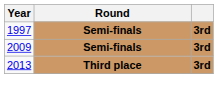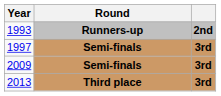+ row: (19, 31)
